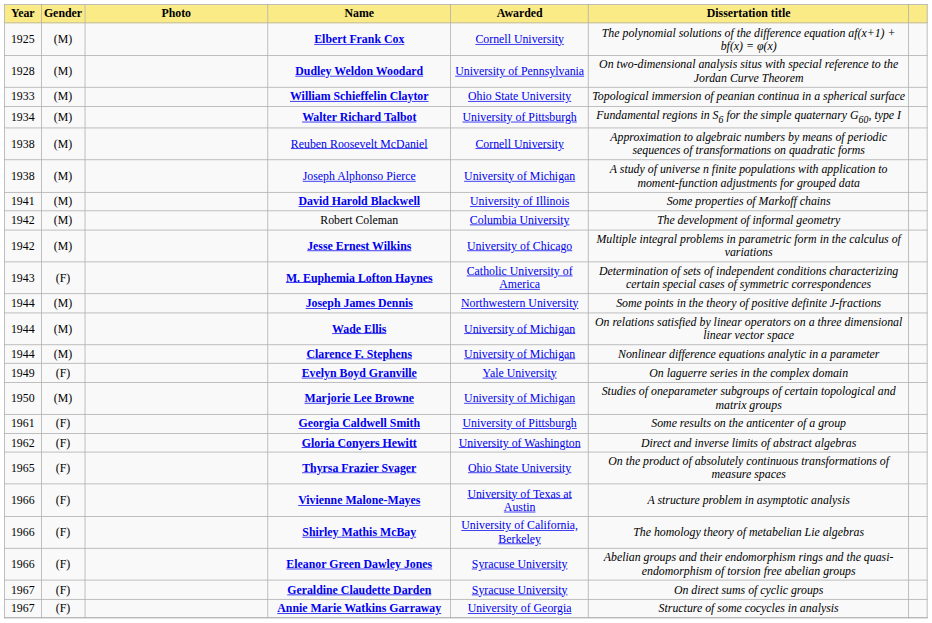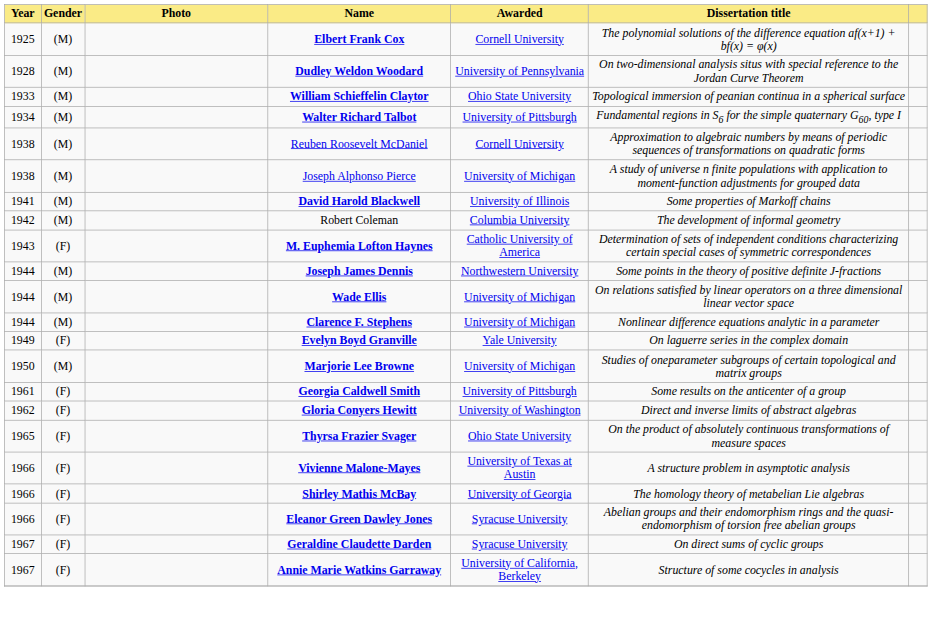- row: (359, 245)
(520, 532) University of California, Berkeley -> (520, 493) University of Georgia
(520, 608) University of Georgia -> (520, 569) University of California, Berkeley
